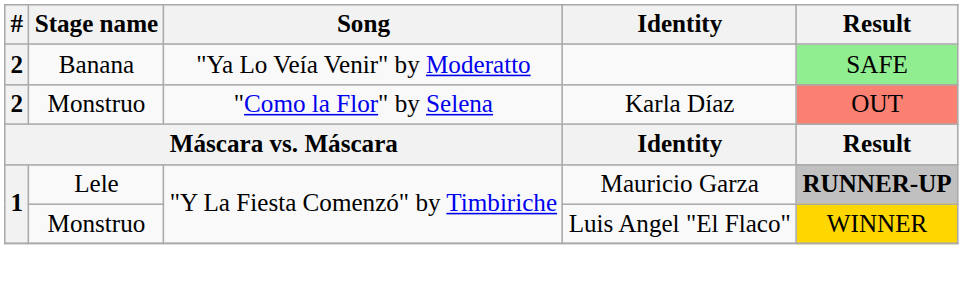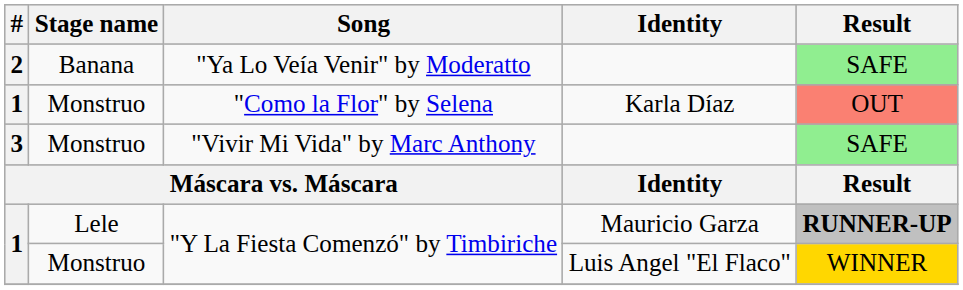(17, 104) 2 -> (17, 104) 1
+ row: (363, 143)
